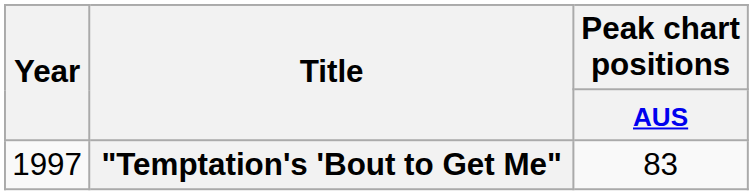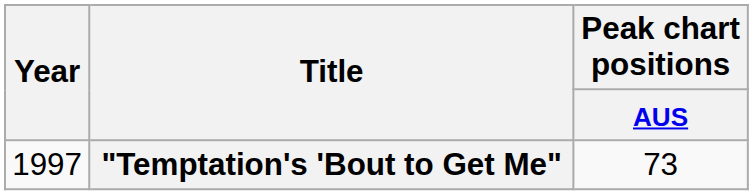(661, 164) 83 -> (661, 164) 73
